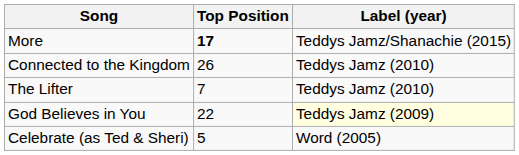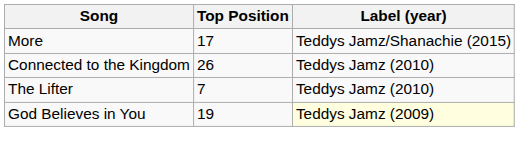(206, 41) bold -> (206, 41) normal
(206, 114) 22 -> (206, 114) 19
- row: (98, 138)
